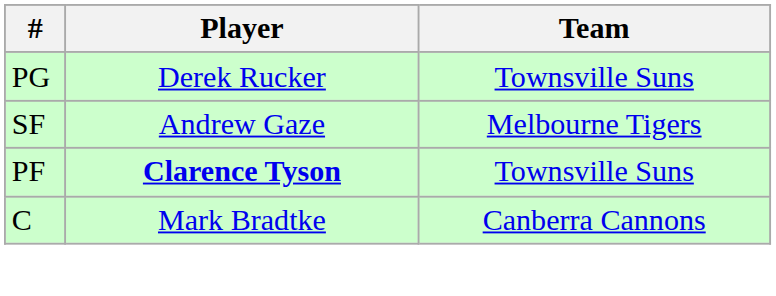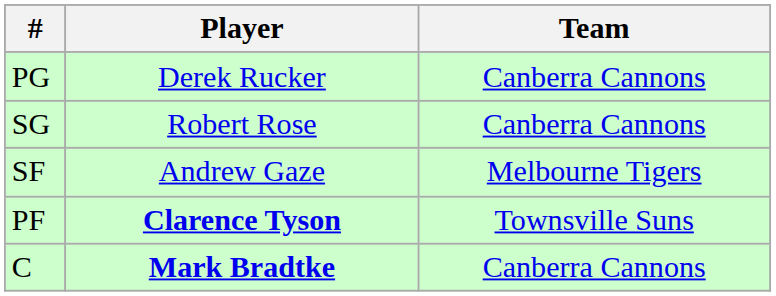(594, 76) Townsville Suns -> (594, 76) Canberra Cannons
+ row: (31, 123)
(242, 219) normal -> (242, 266) bold
